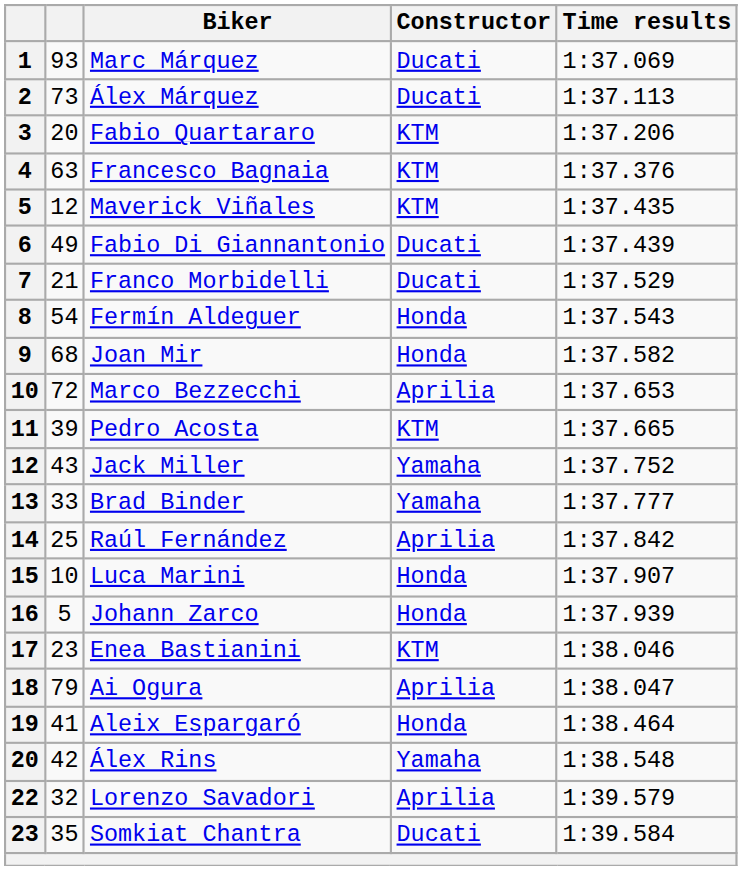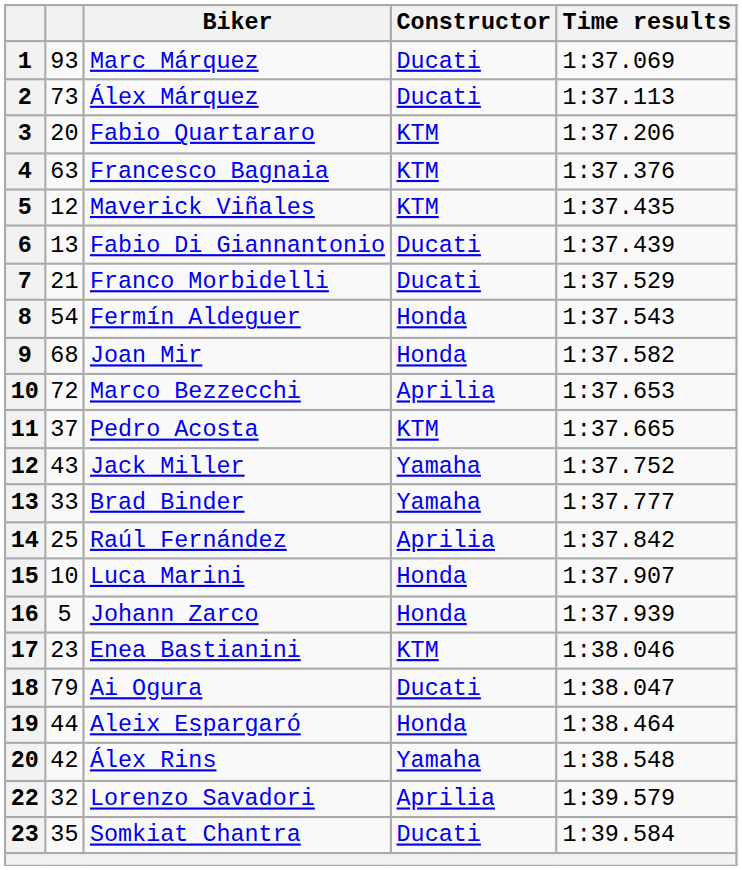(64, 245) 49 -> (64, 245) 13
(64, 429) 39 -> (64, 429) 37
(446, 688) Aprilia -> (439, 688) Ducati
(64, 725) 41 -> (64, 725) 44
